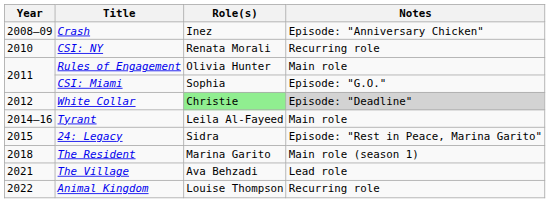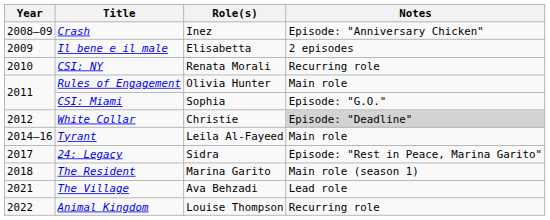+ row: (113, 48)
(212, 101) lightgreen background -> (212, 119) no background
(20, 136) 2015 -> (20, 154) 2017
